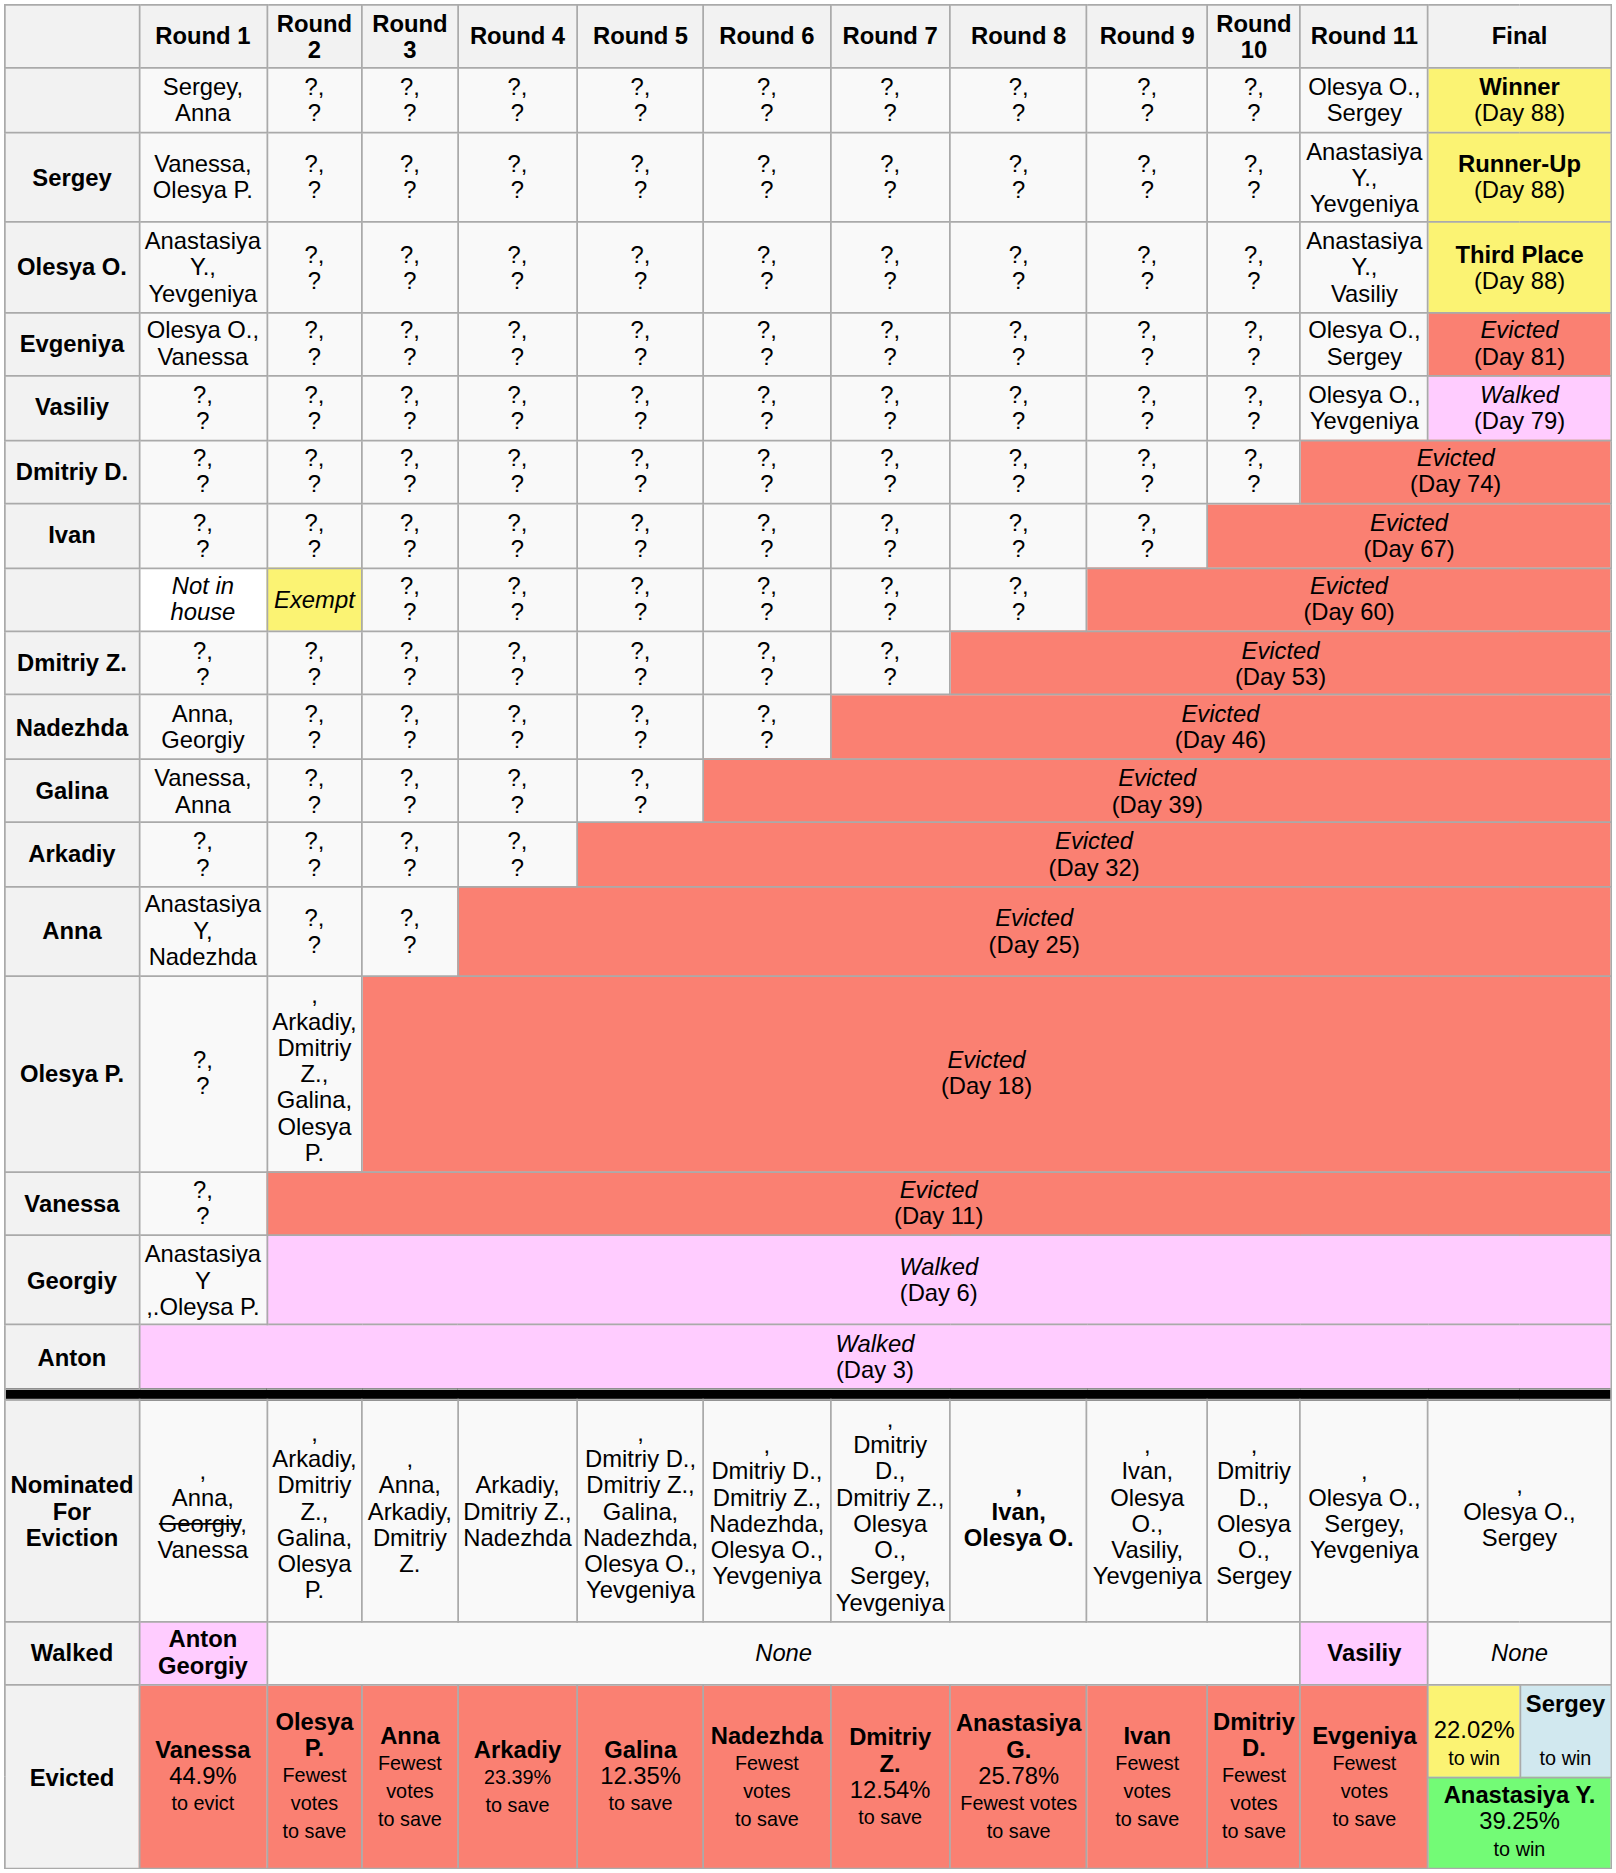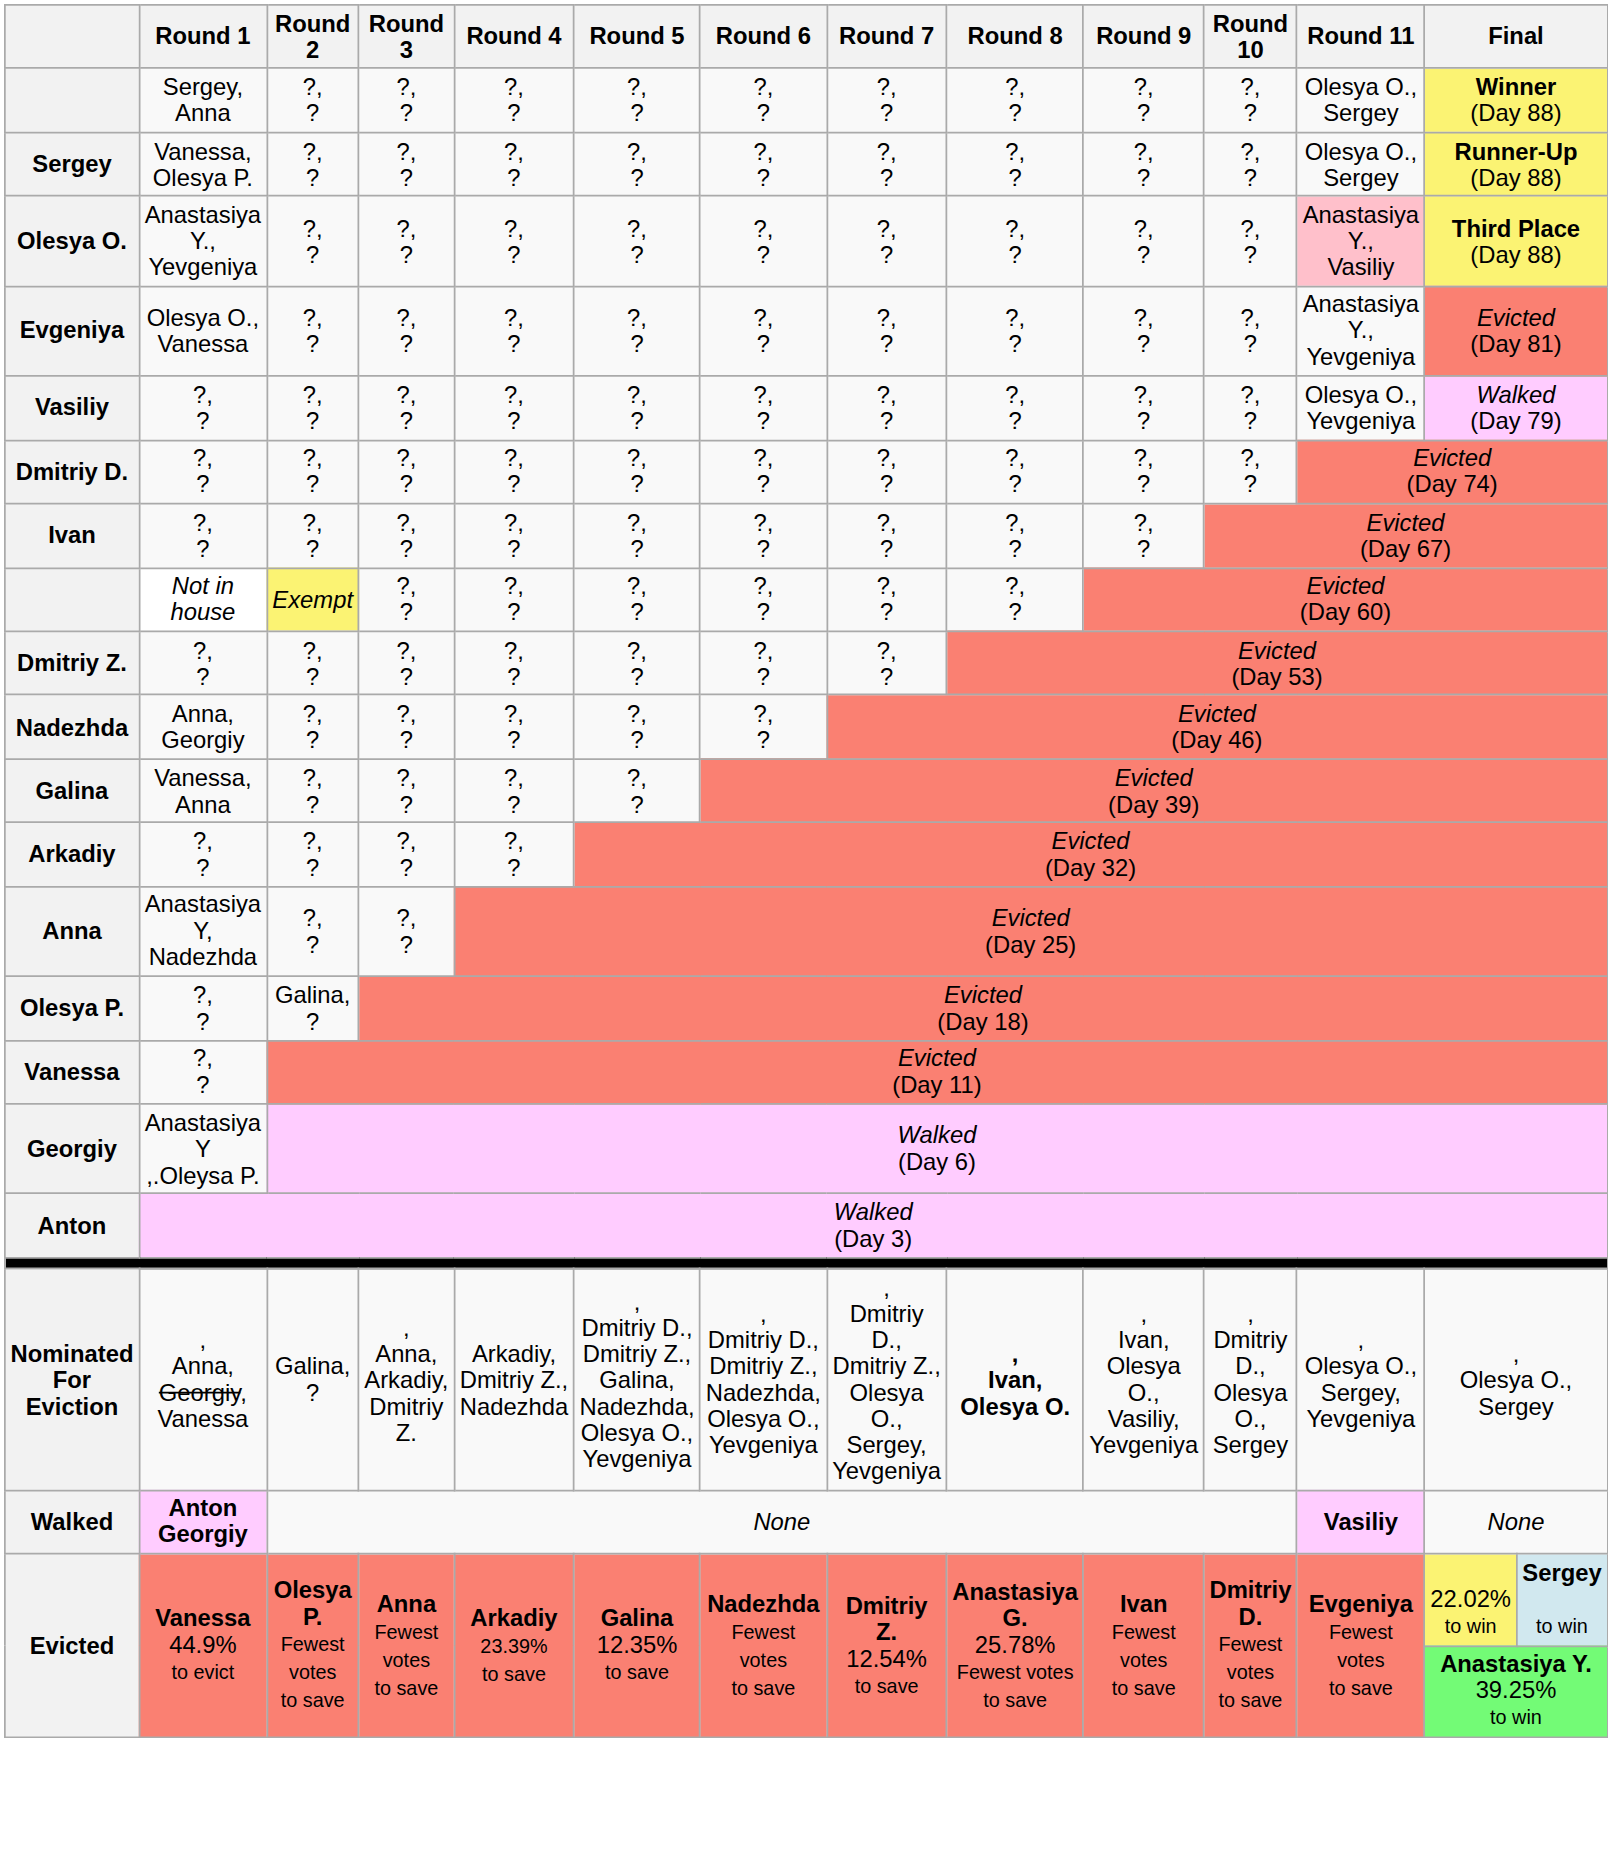(1364, 177) Anastasiya Y., Yevgeniya -> (1361, 164) Olesya O., Sergey
(1364, 267) no background -> (1361, 241) pink background
(1364, 344) Olesya O., Sergey -> (1361, 331) Anastasiya Y., Yevgeniya
(314, 1073) , Arkadiy, Dmitriy Z., Galina, Olesya P. -> (313, 1008) Galina, ?
(314, 1510) , Arkadiy, Dmitriy Z., Galina, Olesya P. -> (313, 1379) Galina, ?
